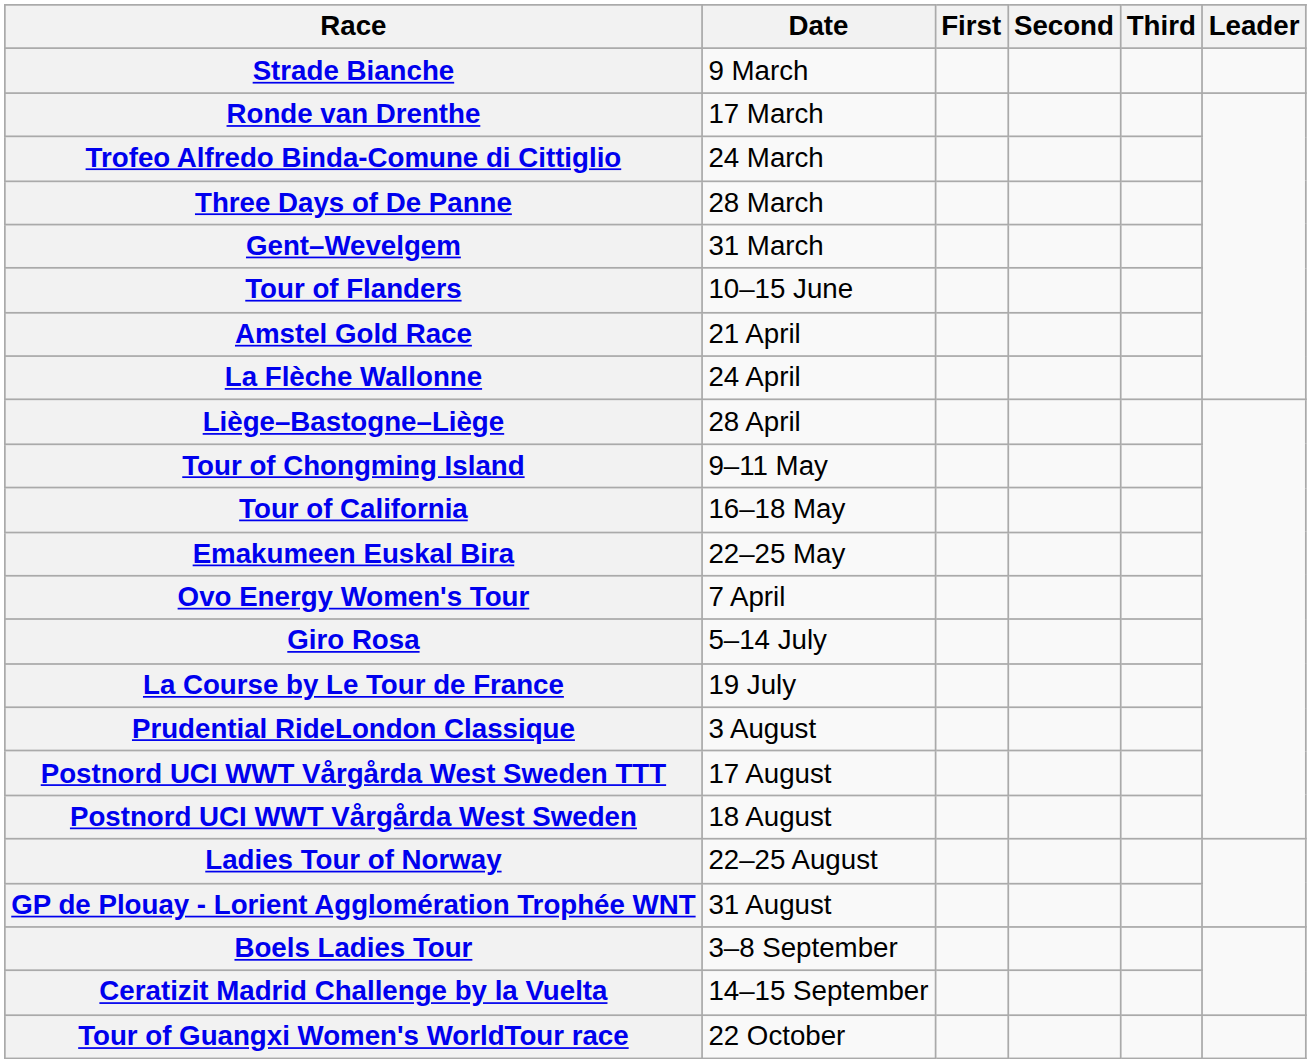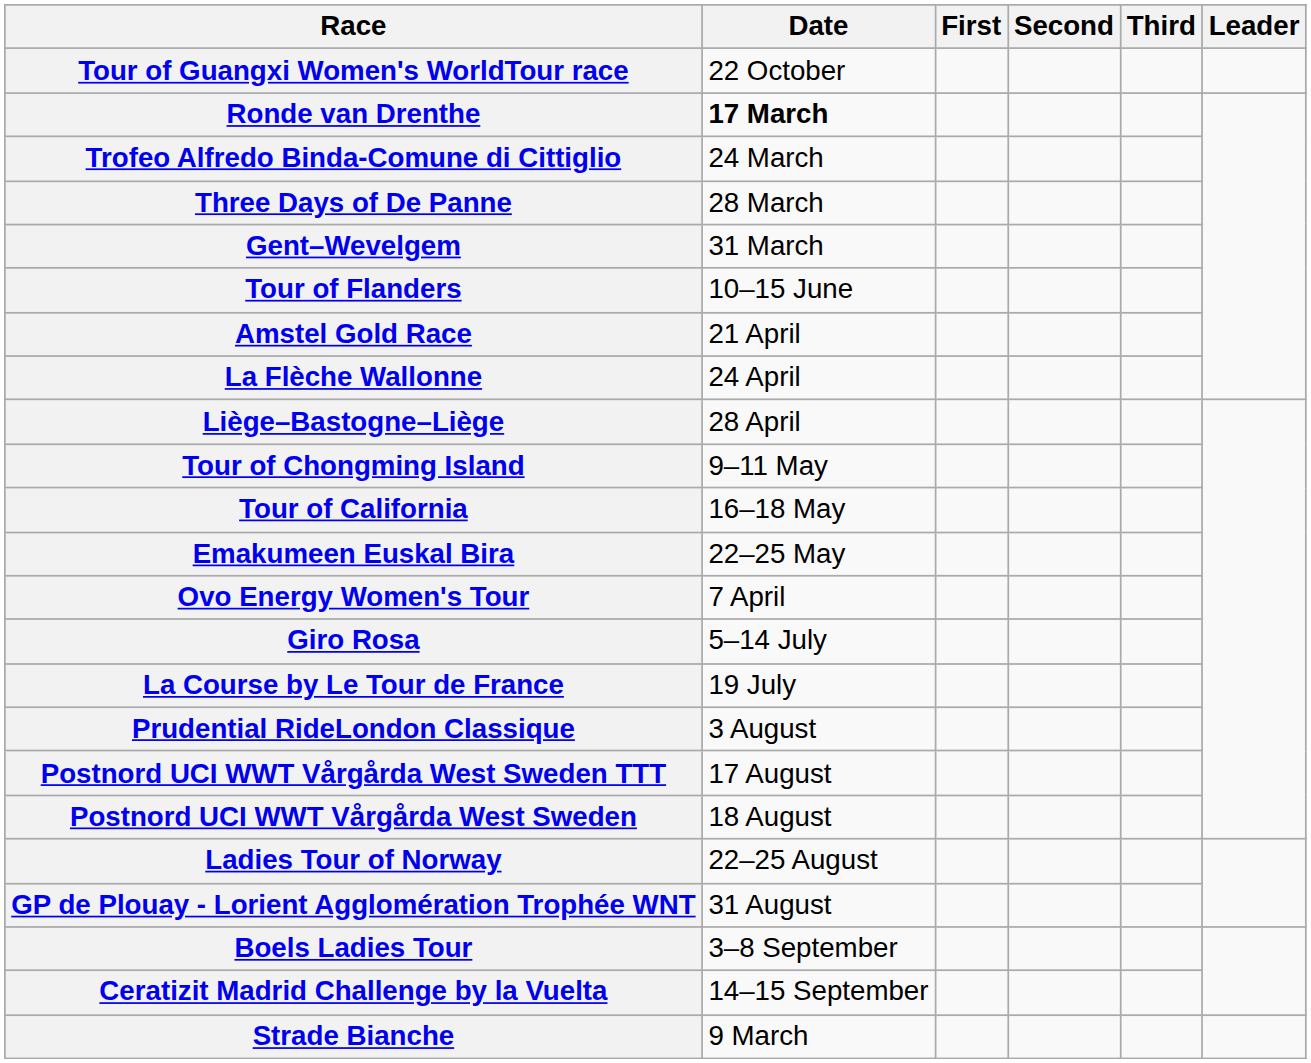rows swapped: (353, 70) <-> (353, 1036)
(766, 114) normal -> (768, 114) bold
